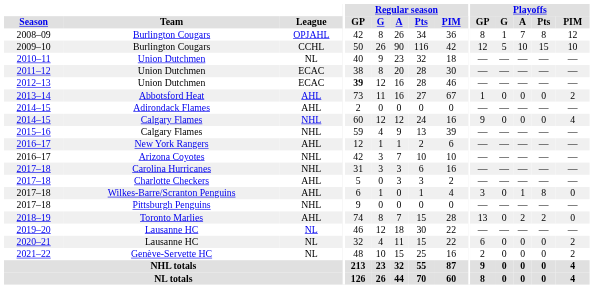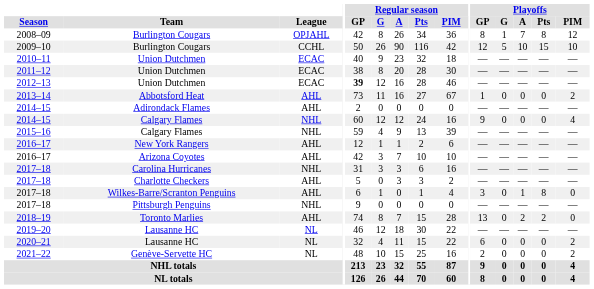(311, 59) NL -> (311, 59) ECAC
(311, 156) NHL -> (311, 156) AHL
